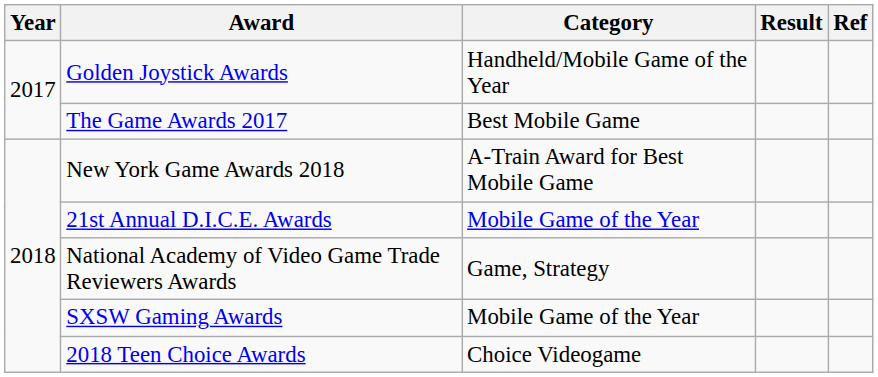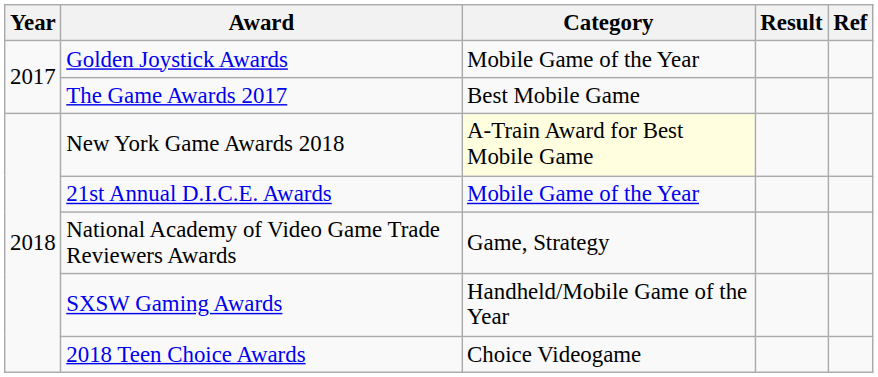(607, 71) Handheld/Mobile Game of the Year -> (583, 58) Mobile Game of the Year
(575, 170) no background -> (575, 144) lightyellow background
(583, 317) Mobile Game of the Year -> (607, 304) Handheld/Mobile Game of the Year
